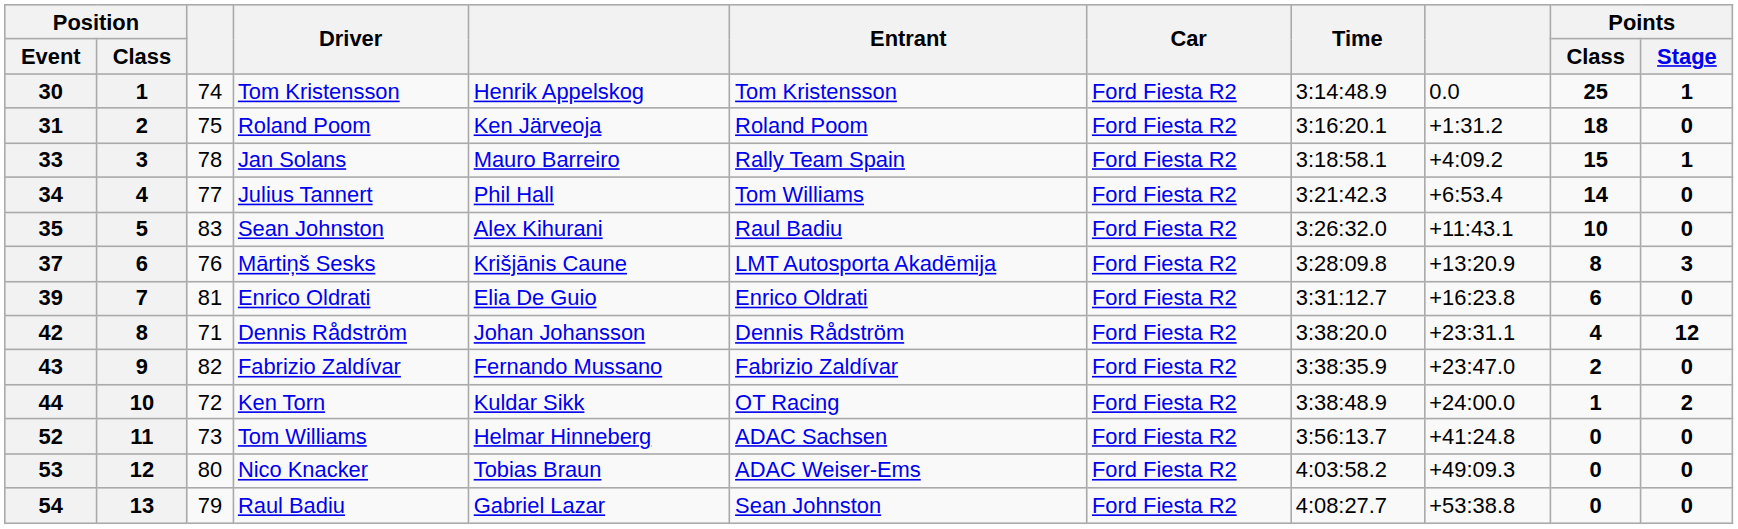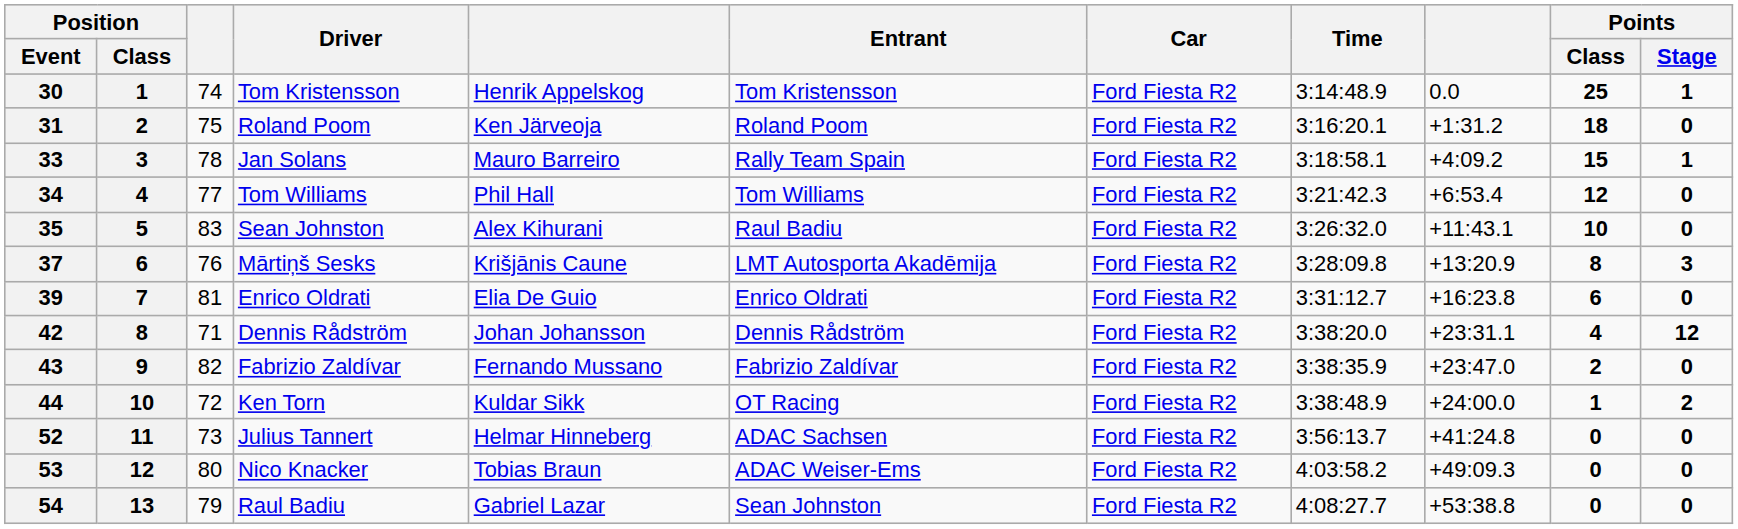(305, 194) Julius Tannert -> (302, 194) Tom Williams
(1596, 194) 14 -> (1596, 194) 12
(302, 436) Tom Williams -> (305, 436) Julius Tannert
